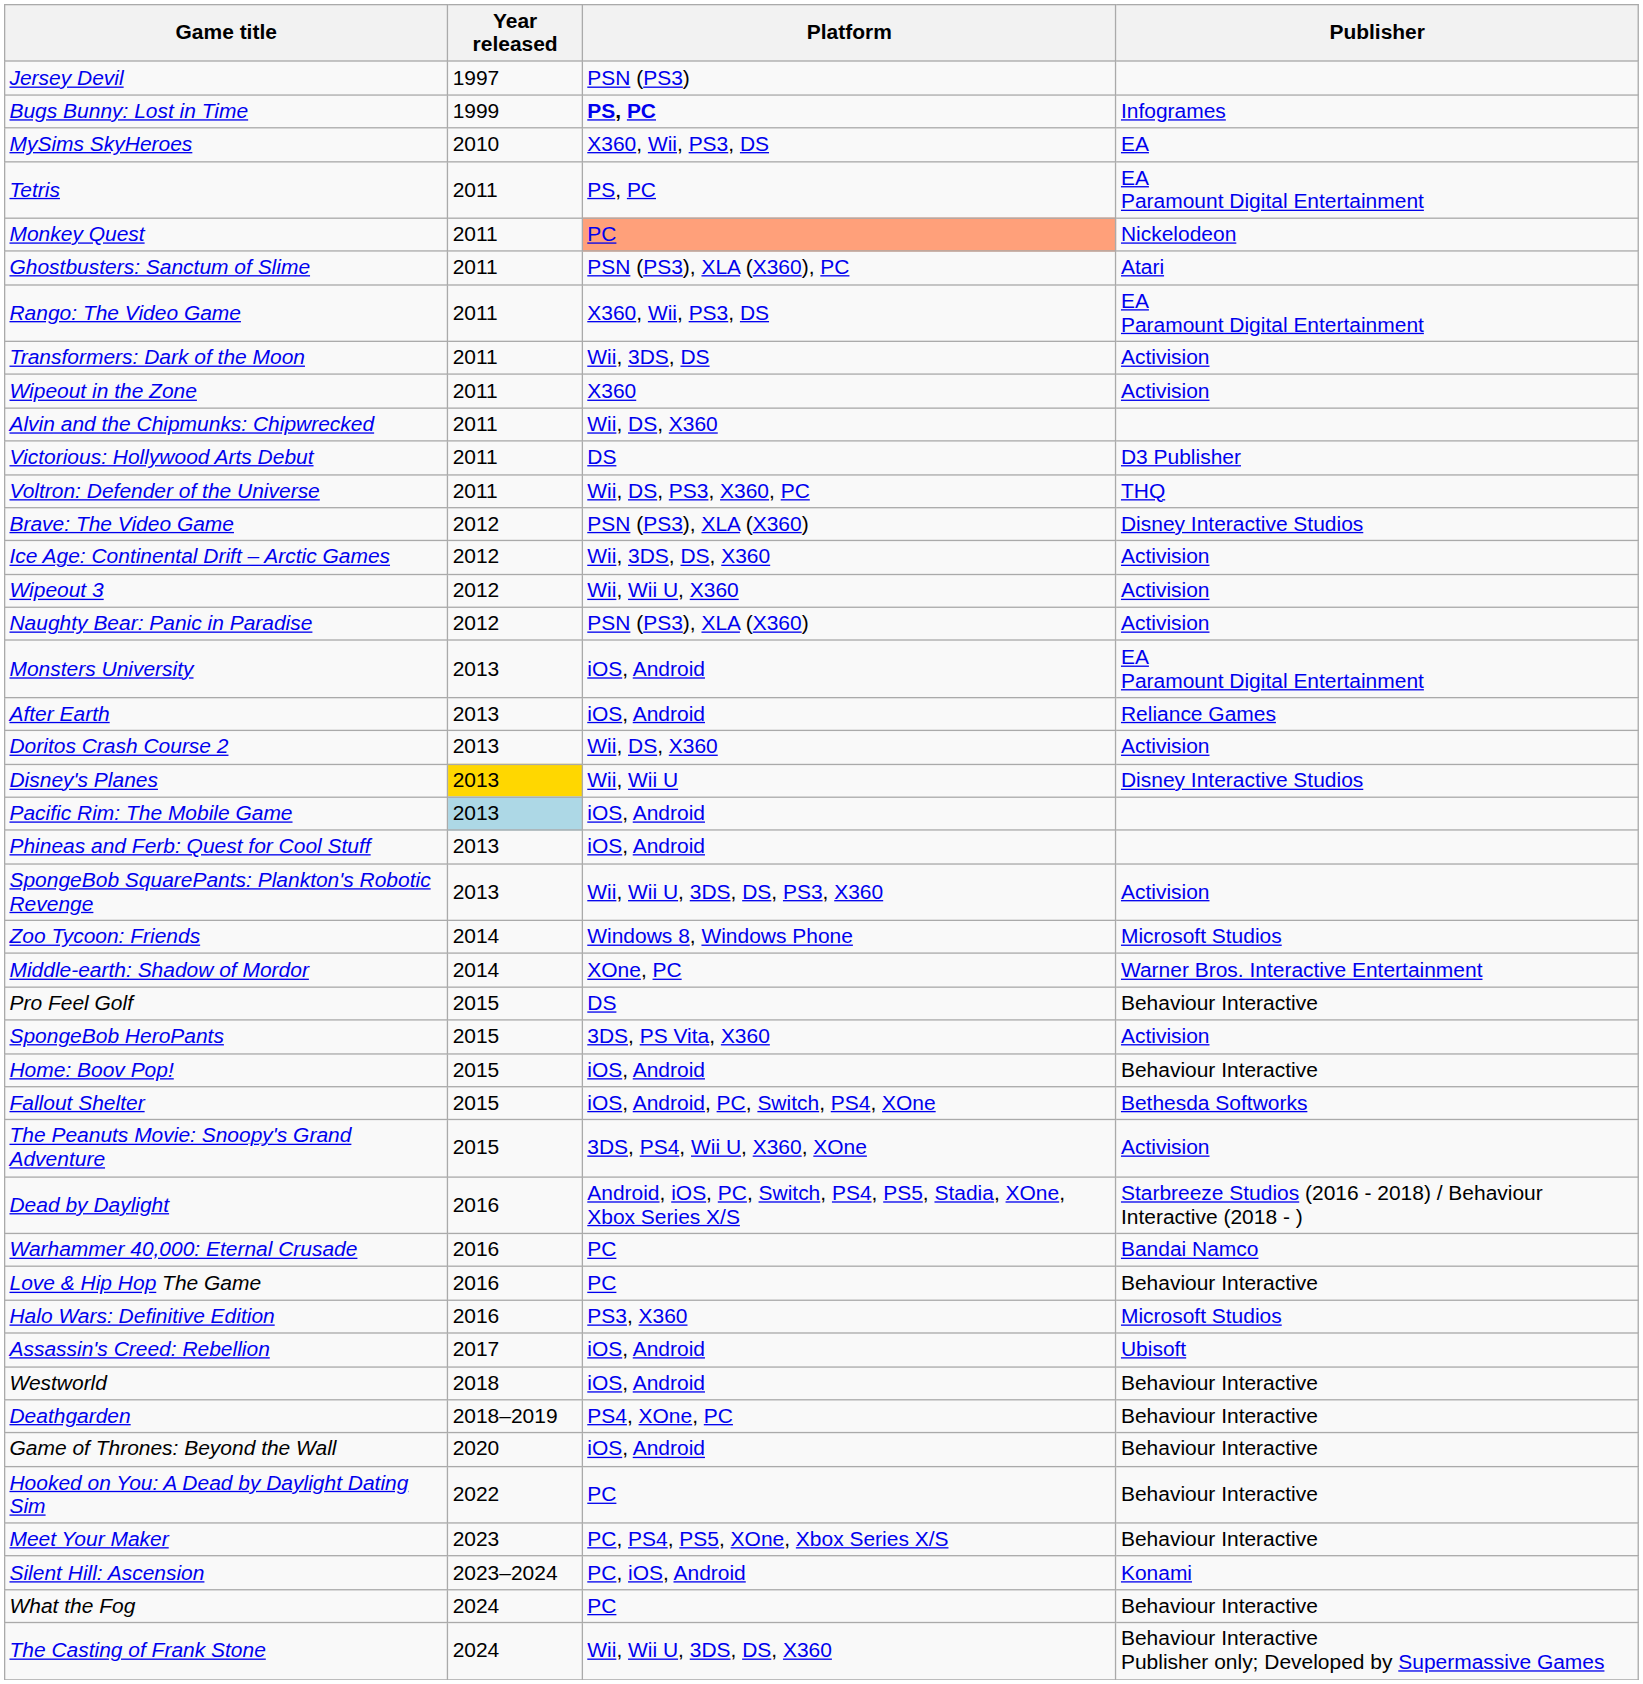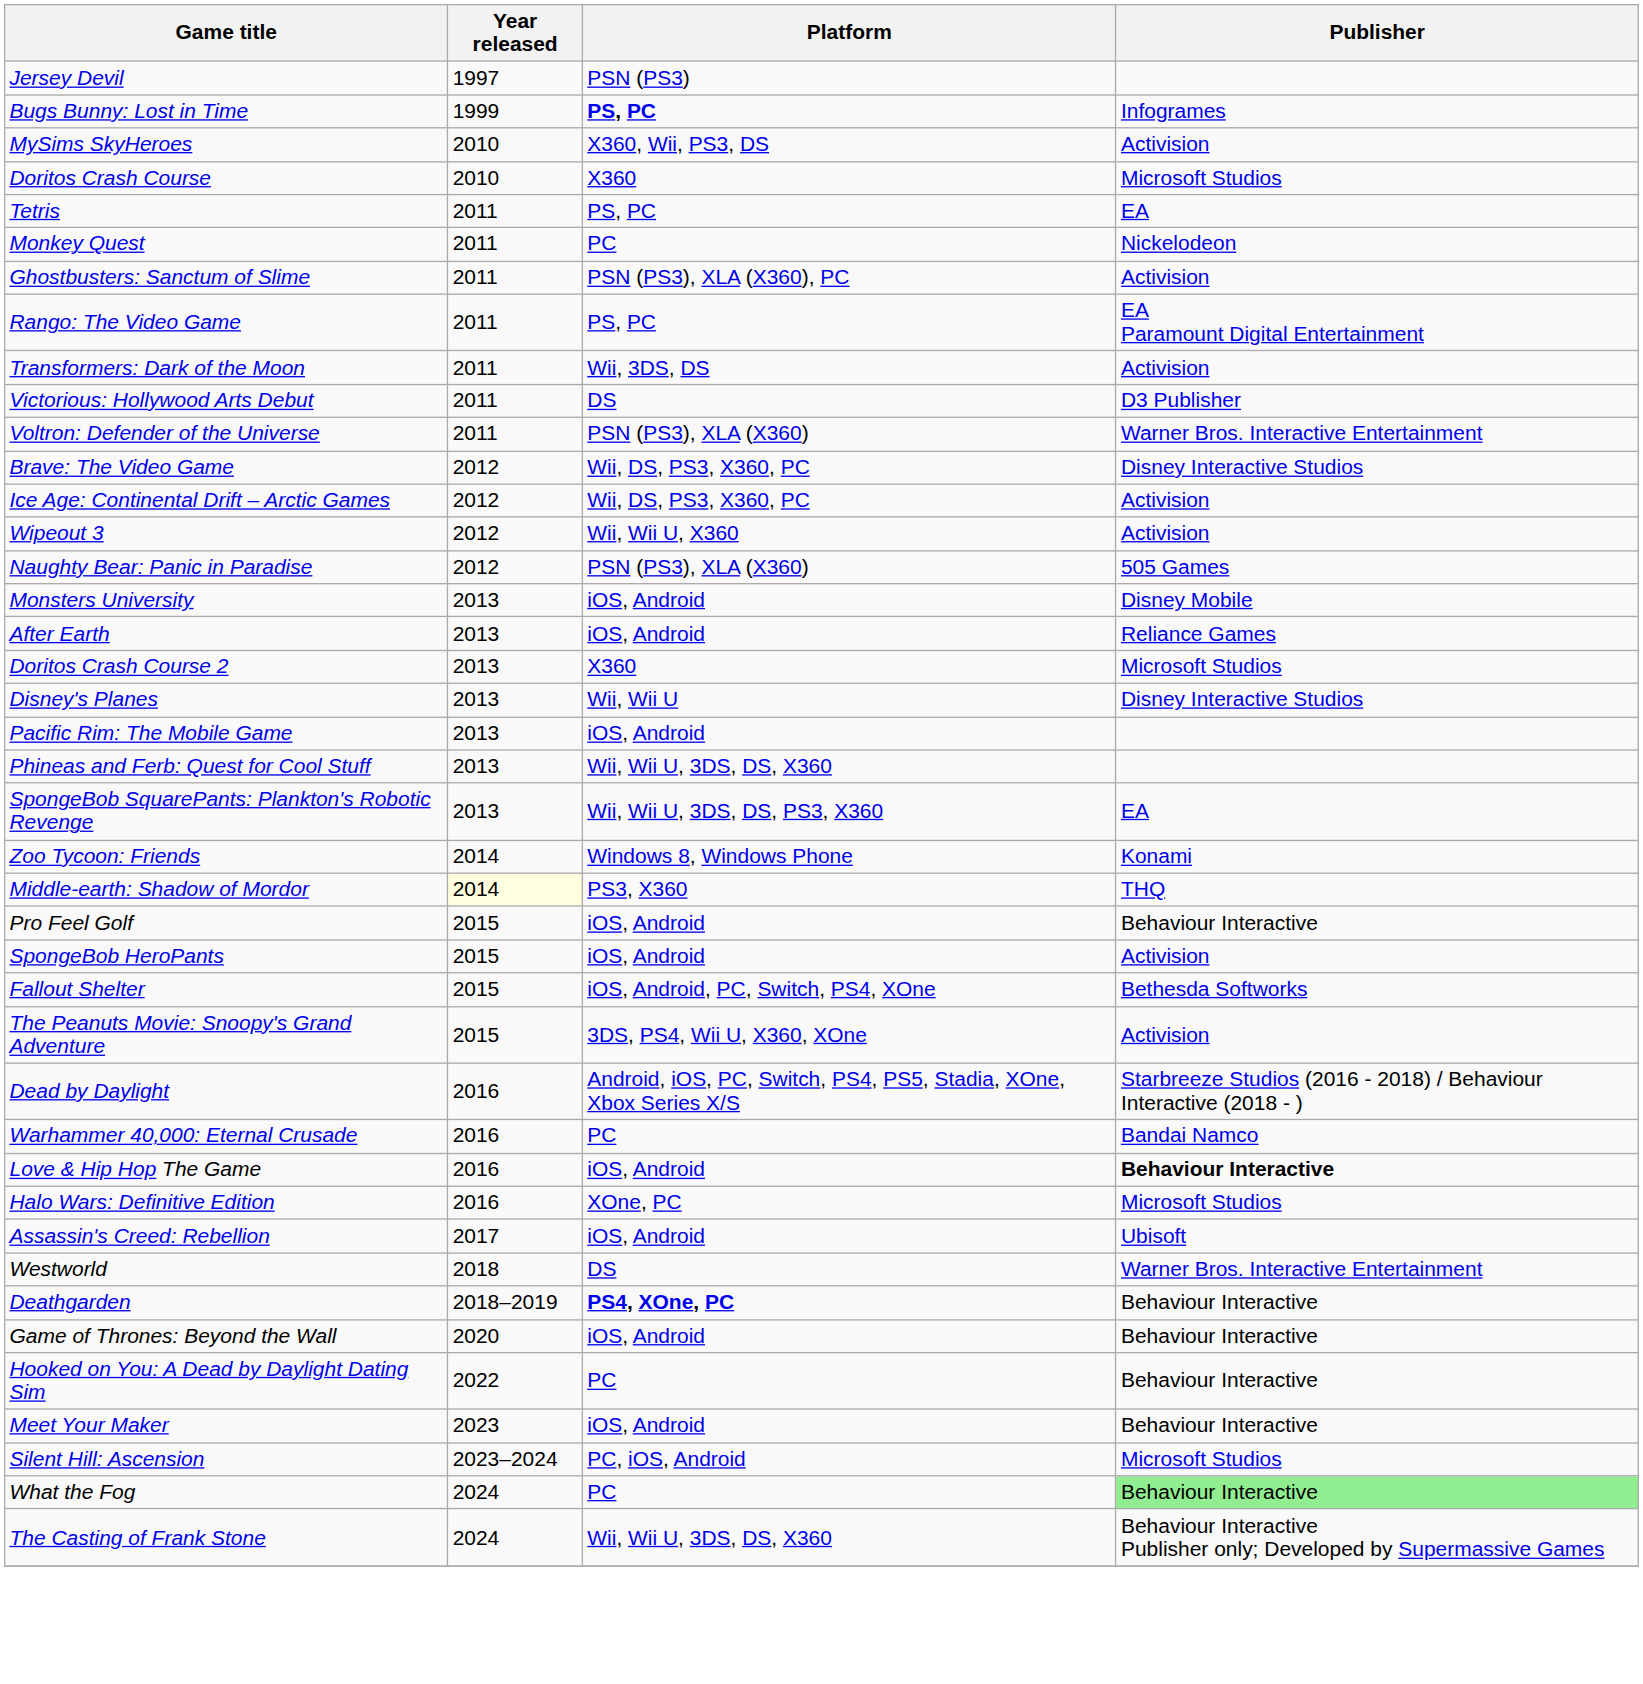(1135, 144) EA -> (1165, 144) Activision
+ row: (110, 177)
(1272, 189) EA Paramount Digital Entertainment -> (1135, 210) EA
(602, 234) lightsalmon background -> (602, 244) no background
(1143, 267) Atari -> (1165, 277) Activision
(678, 312) X360, Wii, PS3, DS -> (622, 322) PS, PC
- row: (103, 391)
- row: (192, 424)
(699, 490) Wii, DS, PS3, X360, PC -> (698, 433) PSN (PS3), XLA (X360)
(1143, 490) THQ -> (1302, 433) Warner Bros. Interactive Entertainment
(698, 523) PSN (PS3), XLA (X360) -> (699, 467) Wii, DS, PS3, X360, PC
(679, 557) Wii, 3DS, DS, X360 -> (699, 500) Wii, DS, PS3, X360, PC
(1165, 623) Activision -> (1175, 566) 505 Games
(1272, 668) EA Paramount Digital Entertainment -> (1187, 600) Disney Mobile
(653, 747) Wii, DS, X360 -> (612, 666) X360
(1165, 747) Activision -> (1201, 666) Microsoft Studios
(476, 780) gold background -> (476, 699) no background
(476, 813) lightblue background -> (476, 733) no background
(646, 846) iOS, Android -> (710, 766) Wii, Wii U, 3DS, DS, X360
(1165, 891) Activision -> (1135, 811) EA
(1201, 936) Microsoft Studios -> (1156, 856) Konami
(476, 970) no background -> (476, 889) lightyellow background
(634, 970) XOne, PC -> (637, 889) PS3, X360
(1302, 970) Warner Bros. Interactive Entertainment -> (1143, 889) THQ
(602, 1003) DS -> (646, 922) iOS, Android
(679, 1036) 3DS, PS Vita, X360 -> (646, 956) iOS, Android
- row: (92, 1069)
(602, 1283) PC -> (646, 1169) iOS, Android
(1219, 1283) normal -> (1228, 1169) bold
(637, 1316) PS3, X360 -> (634, 1202) XOne, PC
(646, 1382) iOS, Android -> (602, 1269) DS
(1219, 1382) Behaviour Interactive -> (1302, 1269) Warner Bros. Interactive Entertainment
(660, 1416) normal -> (661, 1302) bold
(768, 1539) PC, PS4, PS5, XOne, Xbox Series X/S -> (646, 1425) iOS, Android
(1156, 1572) Konami -> (1201, 1459) Microsoft Studios
(1219, 1605) no background -> (1219, 1492) lightgreen background
